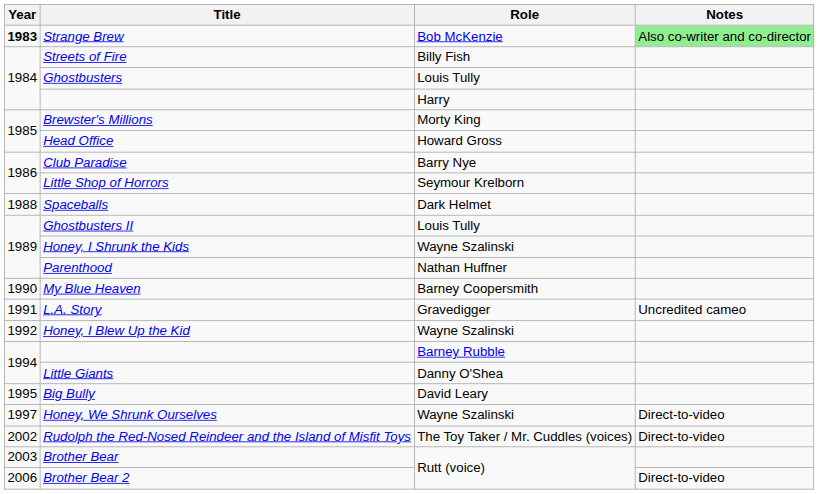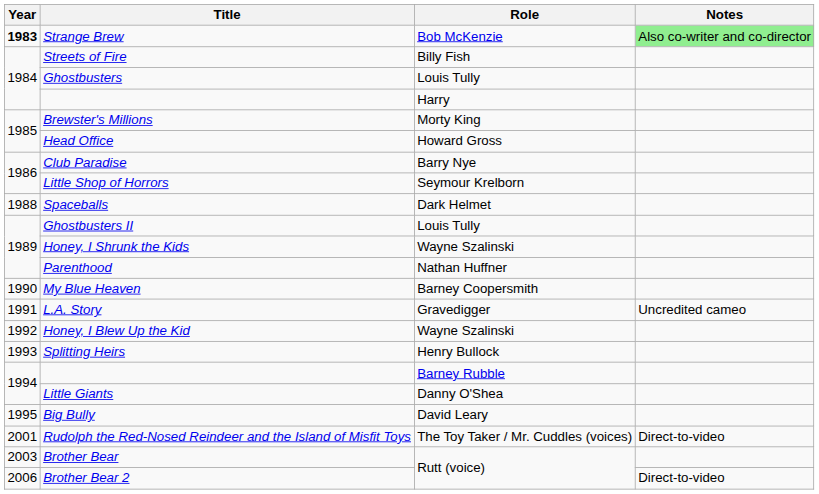+ row: (84, 352)
- row: (130, 415)
(22, 436) 2002 -> (22, 436) 2001
